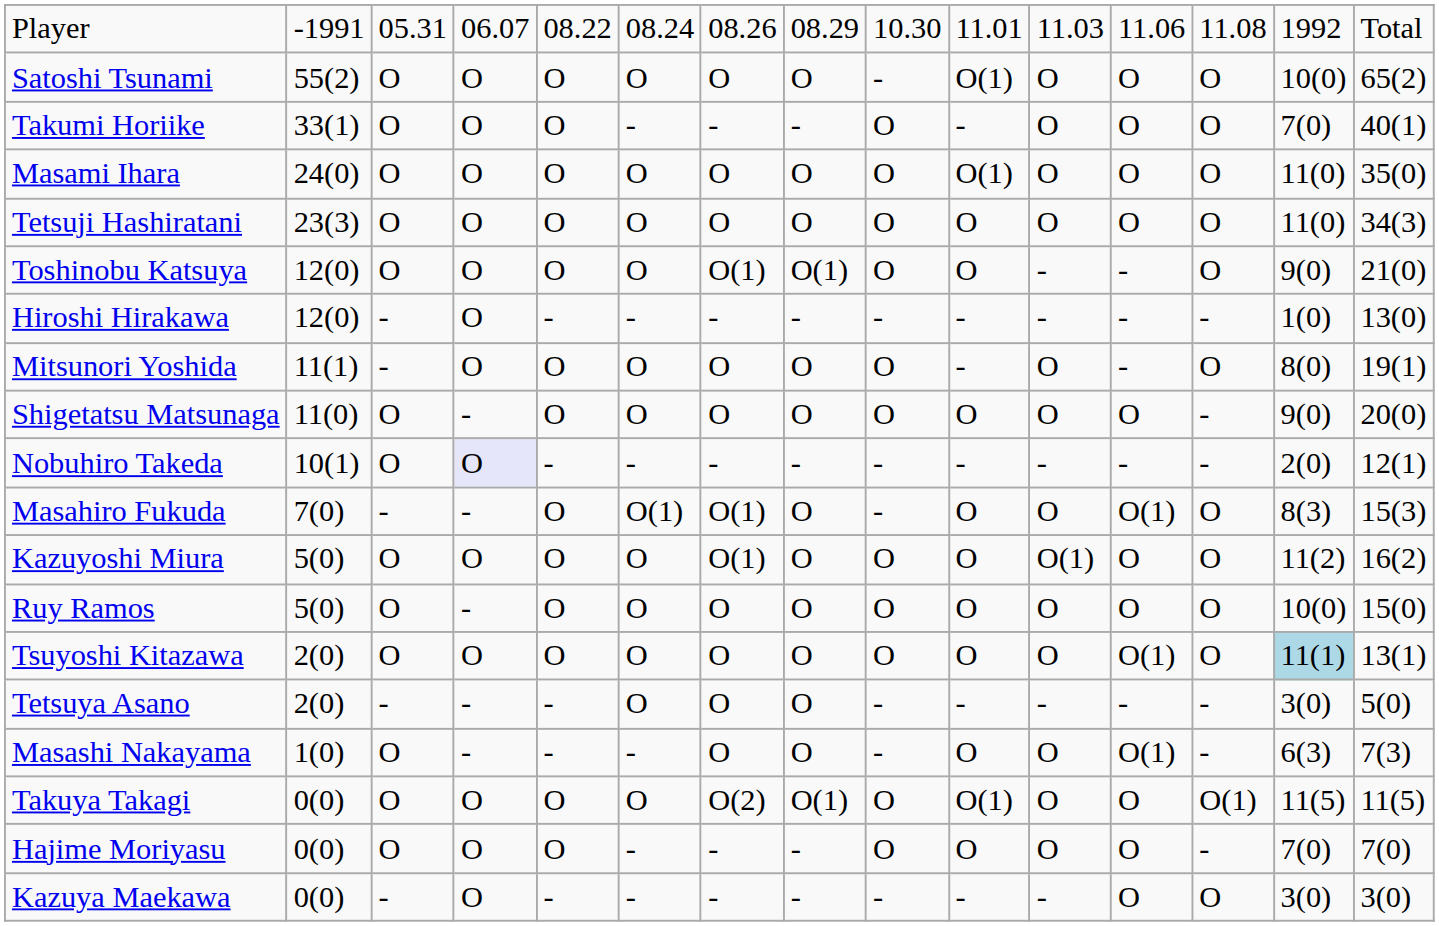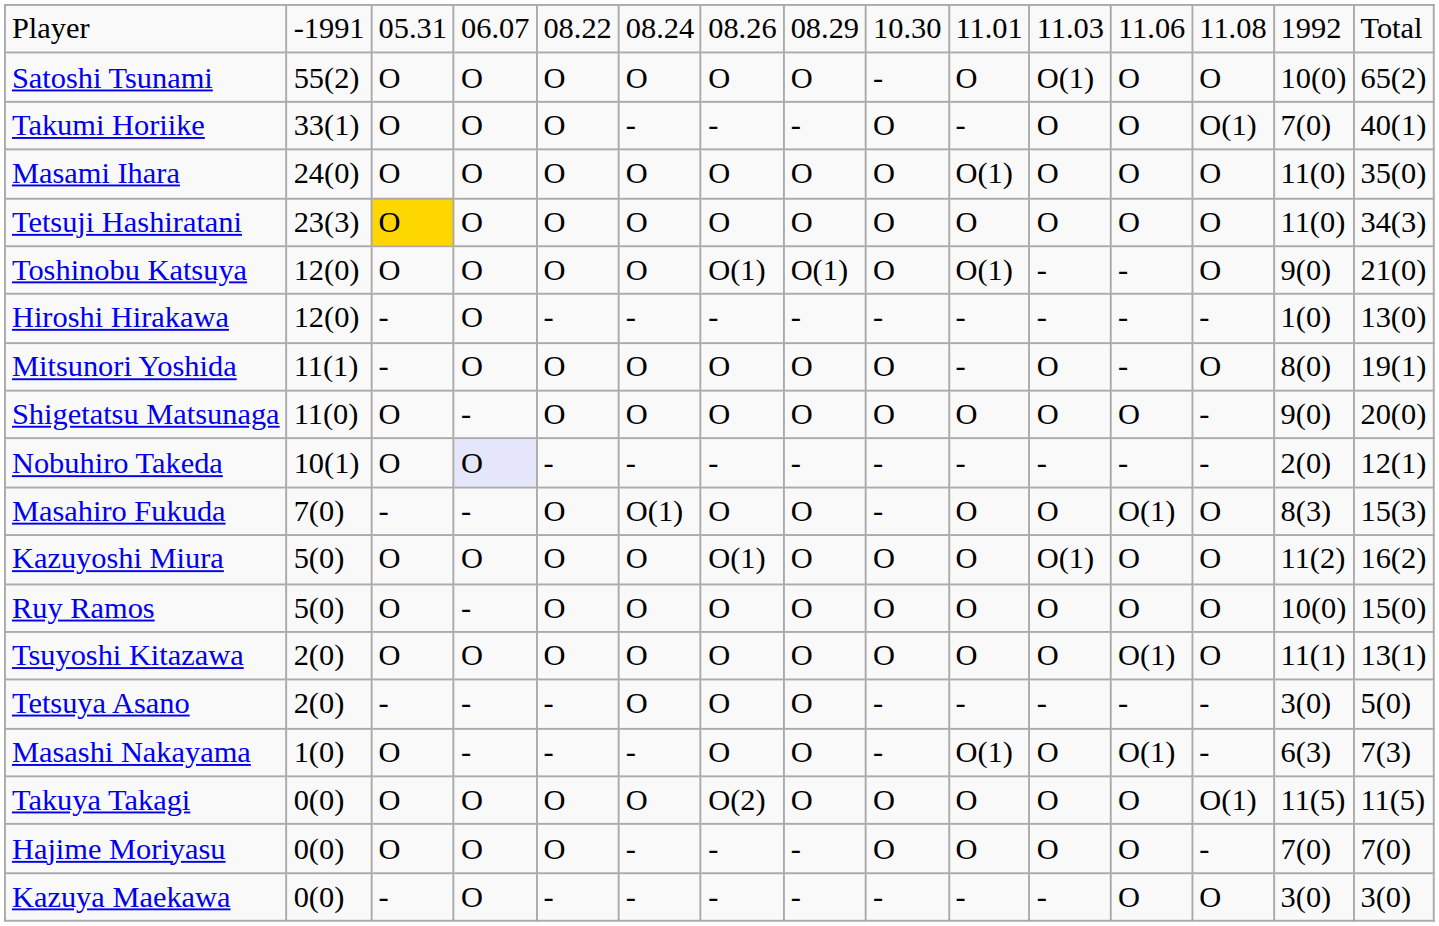(984, 76) O(1) -> (966, 76) O
(1048, 76) O -> (1065, 76) O(1)
(1210, 125) O -> (1228, 125) O(1)
(390, 221) no background -> (390, 221) gold background
(966, 269) O -> (984, 269) O(1)
(737, 510) O(1) -> (719, 510) O
(1313, 655) lightblue background -> (1313, 655) no background
(966, 751) O -> (984, 751) O(1)
(819, 800) O(1) -> (802, 800) O
(984, 800) O(1) -> (966, 800) O
